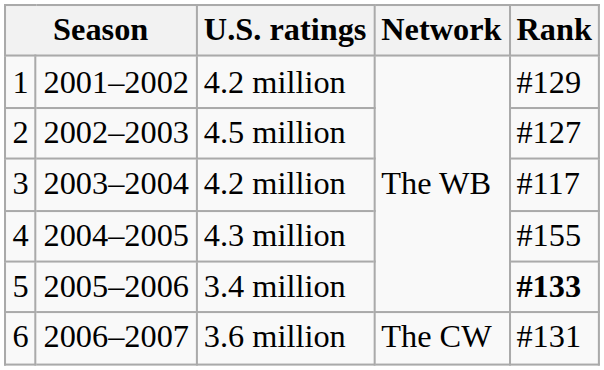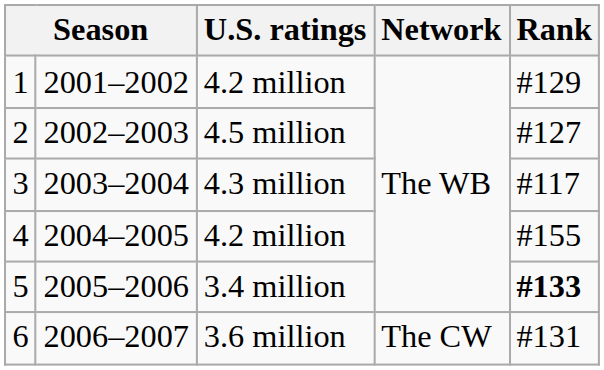(275, 183) 4.2 million -> (275, 183) 4.3 million
(275, 235) 4.3 million -> (275, 235) 4.2 million
